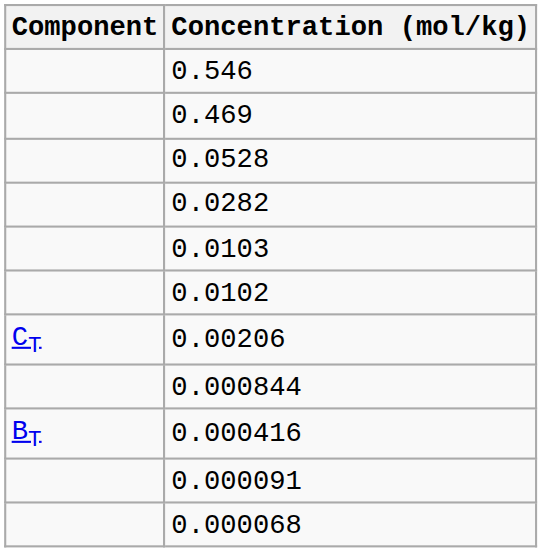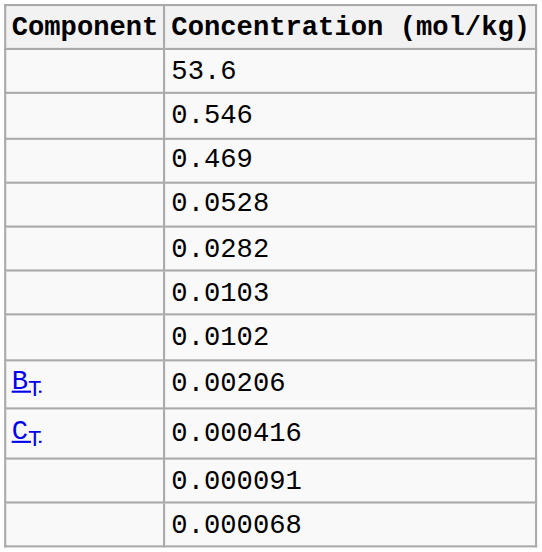+ row: (204, 71)
(27, 340) CT -> (27, 384) BT
- row: (237, 387)
(27, 434) BT -> (27, 434) CT
